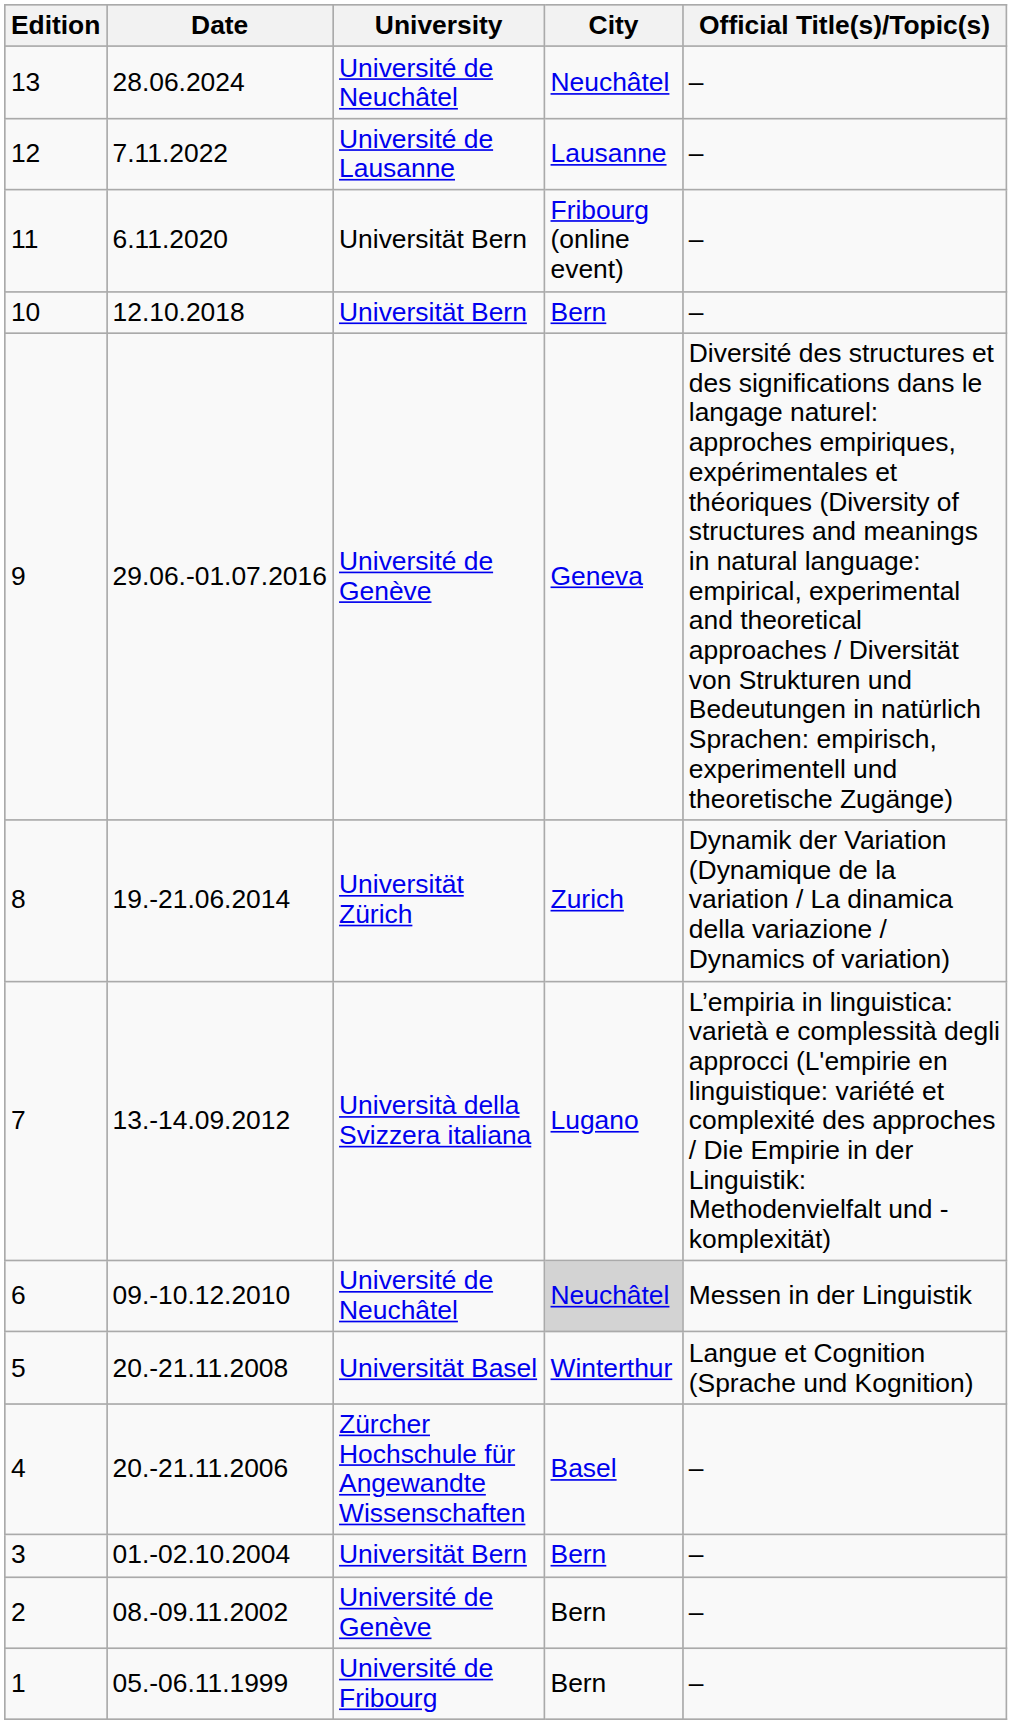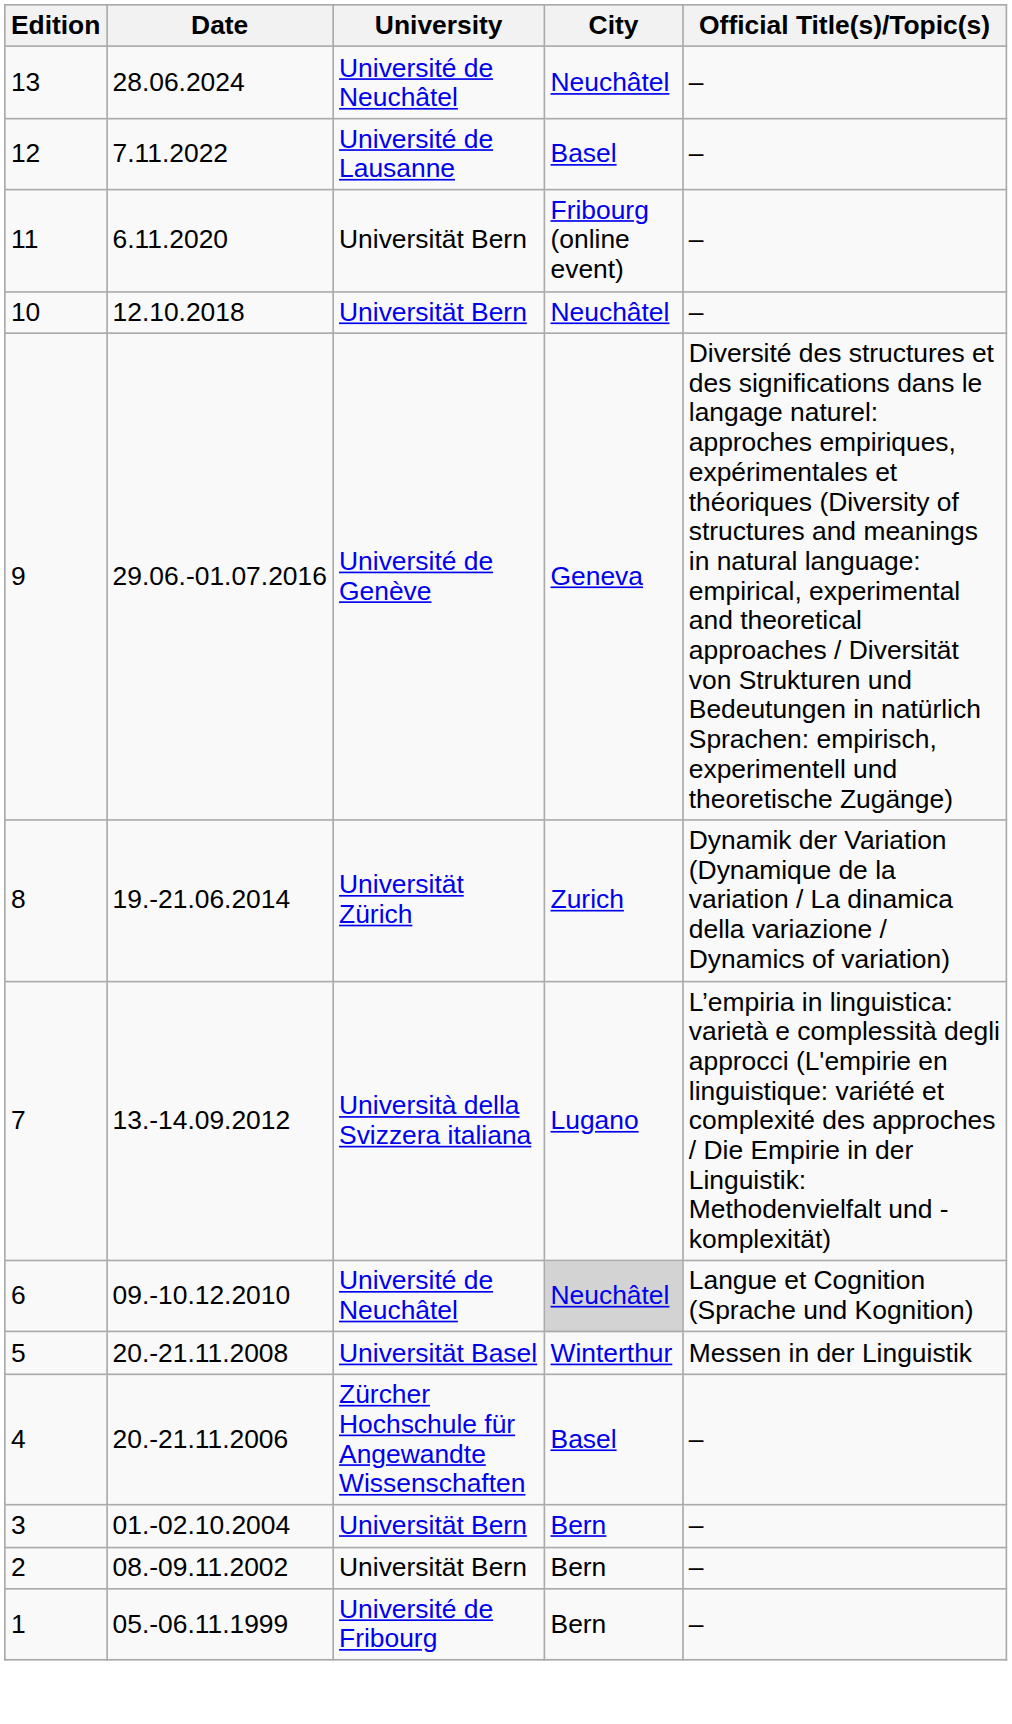(609, 153) Lausanne -> (584, 153) Basel
(578, 311) Bern -> (610, 311) Neuchâtel
(830, 1295) Messen in der Linguistik -> (831, 1295) Langue et Cognition (Sprache und Kognition)
(831, 1367) Langue et Cognition (Sprache und Kognition) -> (830, 1352) Messen in der Linguistik
(416, 1611) Université de Genève -> (433, 1567) Universität Bern
